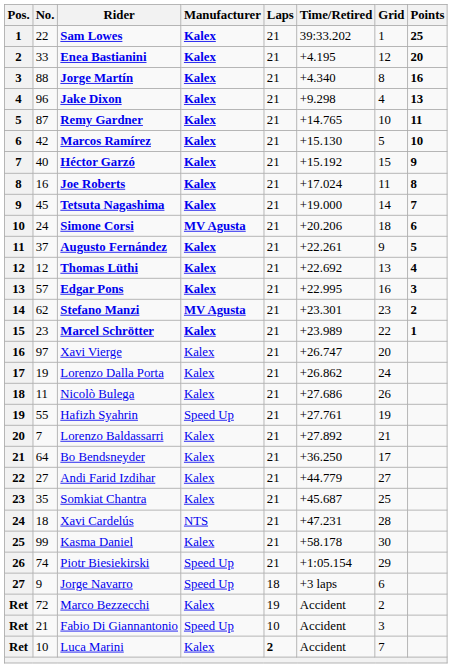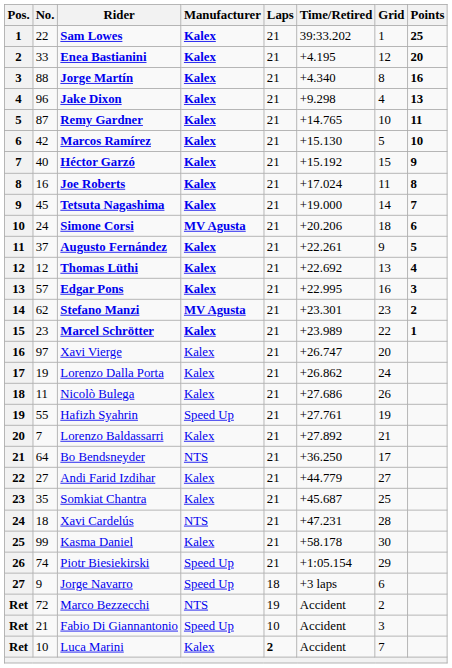(199, 457) Kalex -> (196, 457) NTS
(199, 604) Kalex -> (196, 604) NTS
